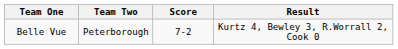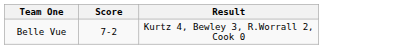- column: (116, 12)
